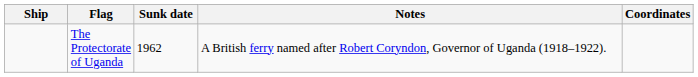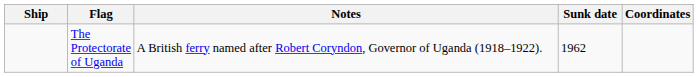columns swapped: (166, 14) <-> (410, 14)
